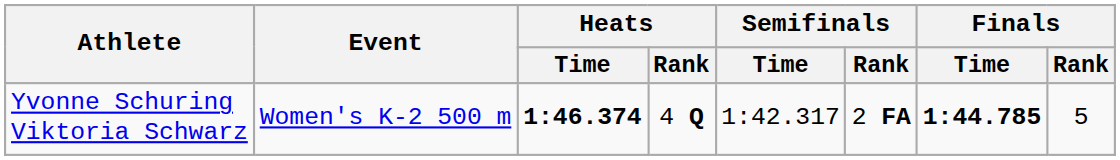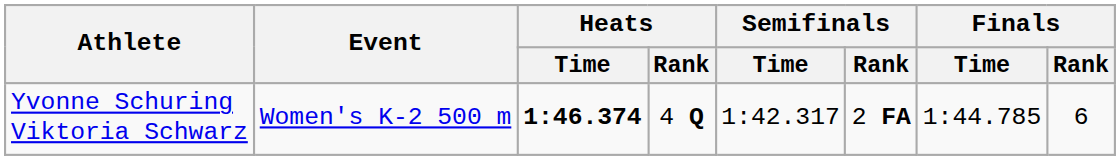(982, 119) bold -> (982, 119) normal
(1081, 119) 5 -> (1081, 119) 6
